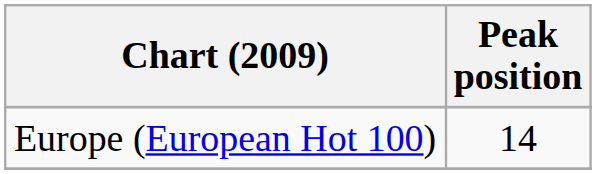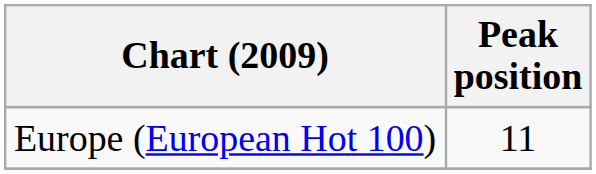(518, 137) 14 -> (518, 137) 11
